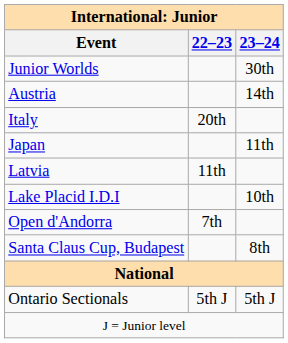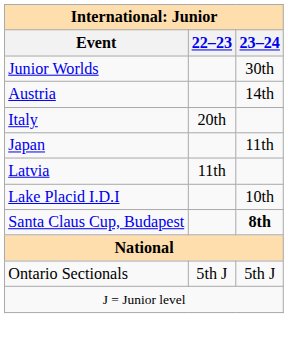- row: (60, 222)
(260, 247) normal -> (260, 222) bold
